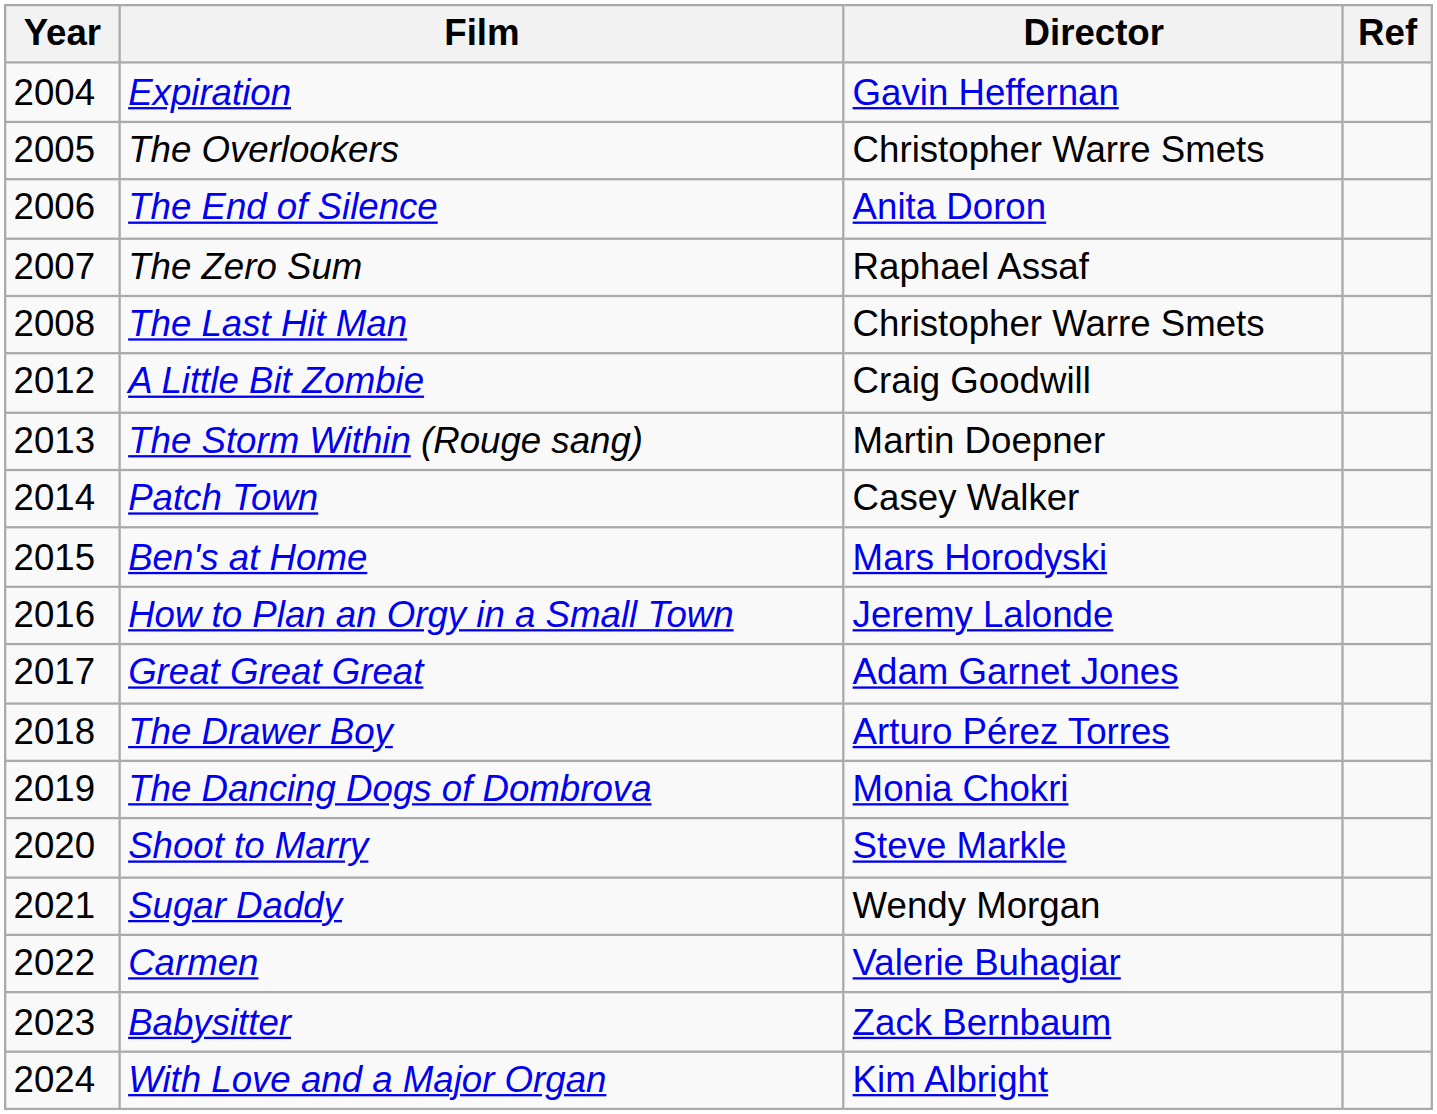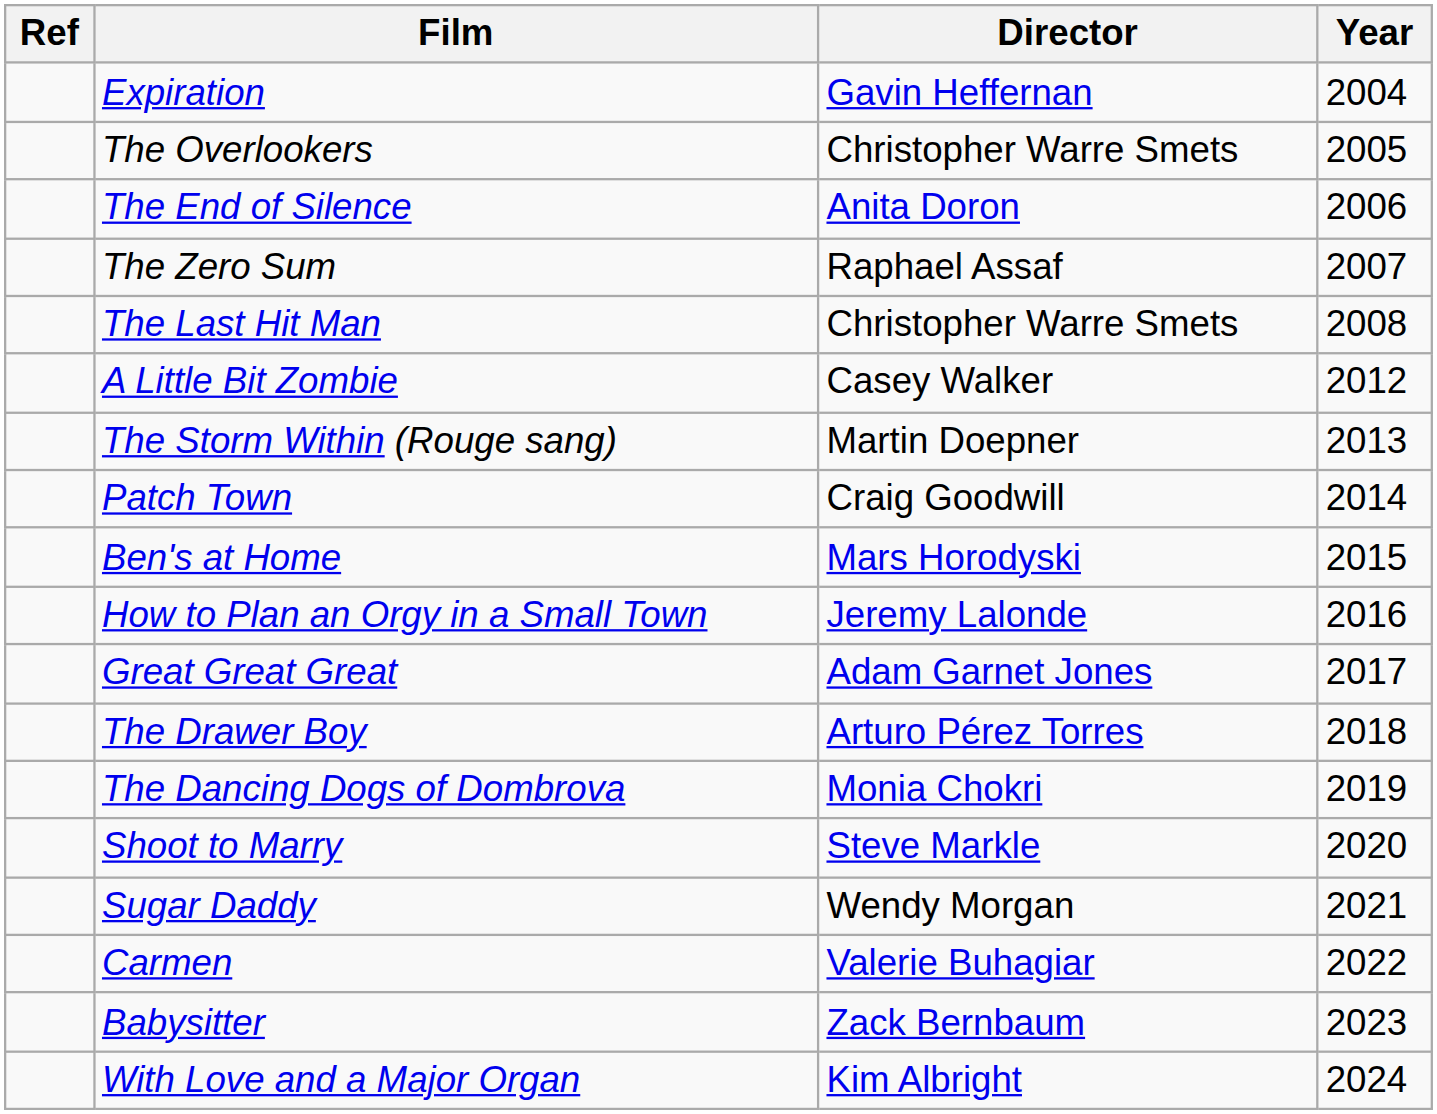columns swapped: (62, 33) <-> (1388, 33)
(972, 382) Craig Goodwill -> (940, 382) Casey Walker
(966, 498) Casey Walker -> (946, 498) Craig Goodwill
